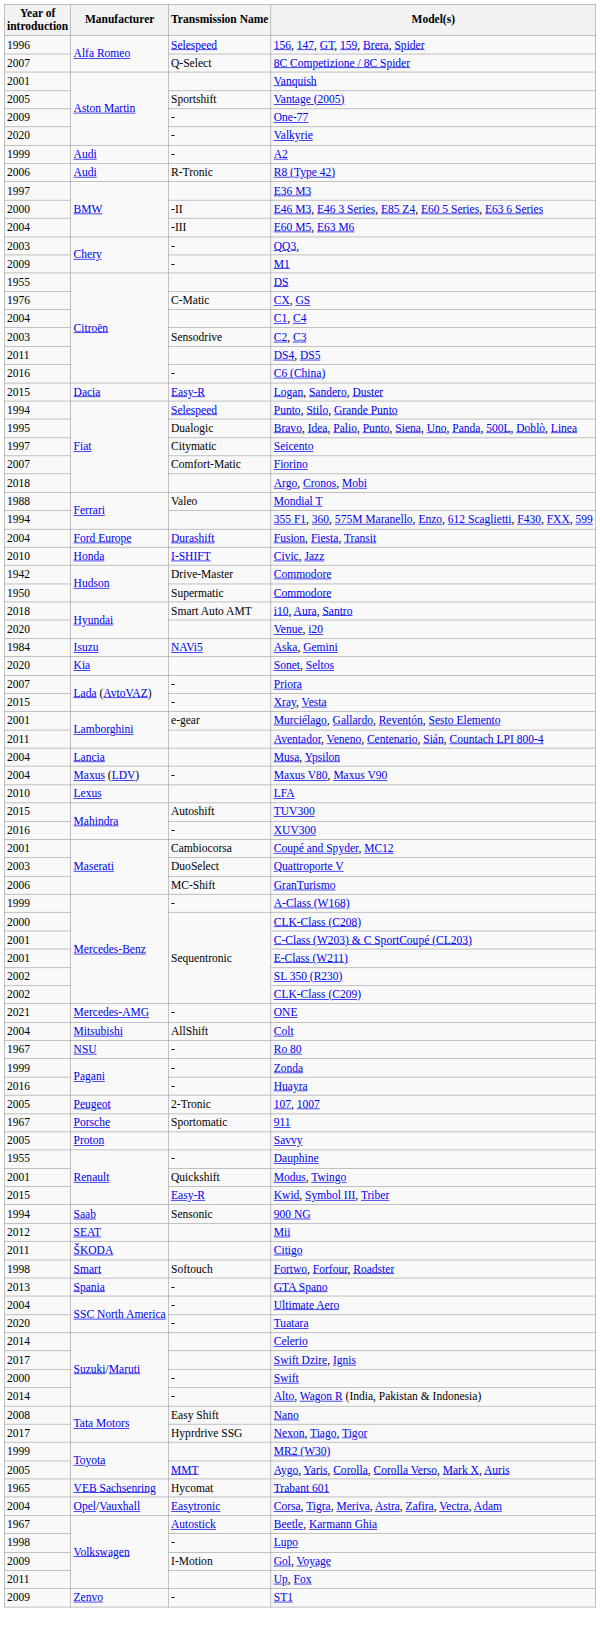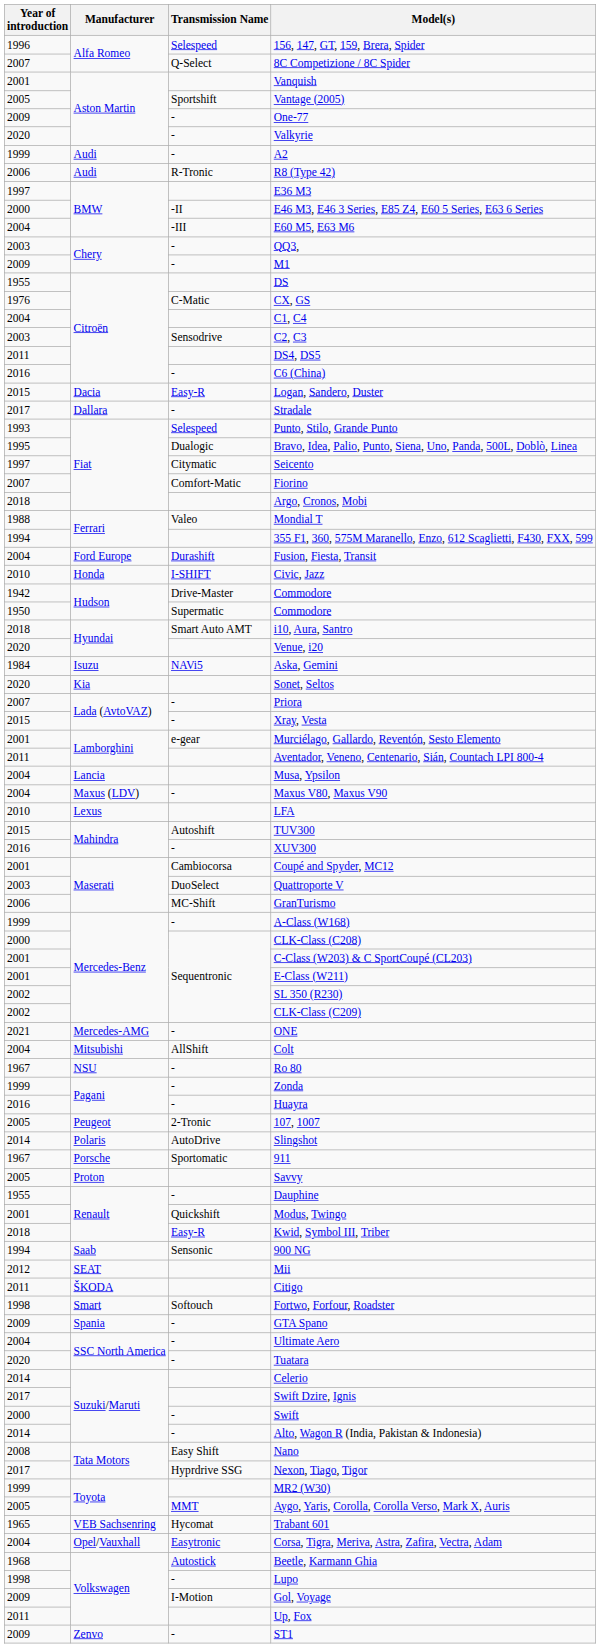+ row: (173, 410)
(19, 410) 1994 -> (19, 428) 1993
+ row: (196, 1141)
(19, 1195) 2015 -> (19, 1232) 2018
(19, 1287) 2013 -> (19, 1323) 2009
(19, 1524) 1967 -> (19, 1561) 1968
